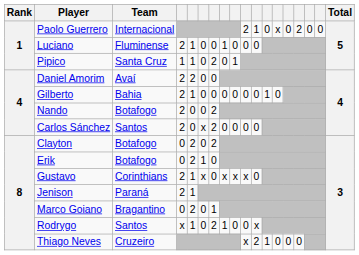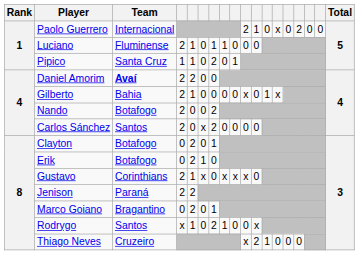(214, 46) 0 -> (214, 46) 1
(125, 78) normal -> (126, 78) bold
(246, 95) 0 -> (246, 95) x
(278, 95) 0 -> (278, 95) x
(214, 144) 2 -> (214, 144) 1
(193, 193) 1 -> (193, 193) 2
